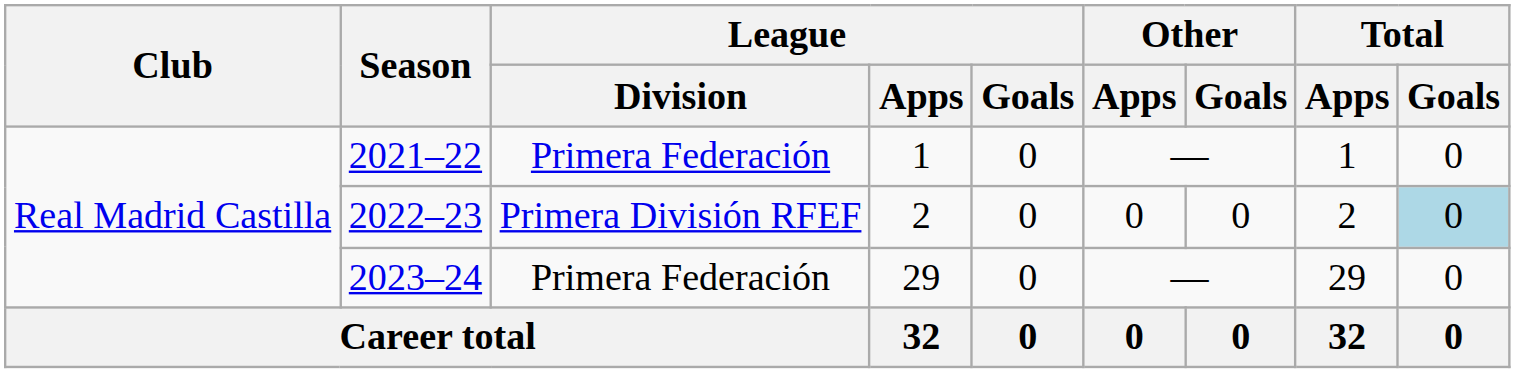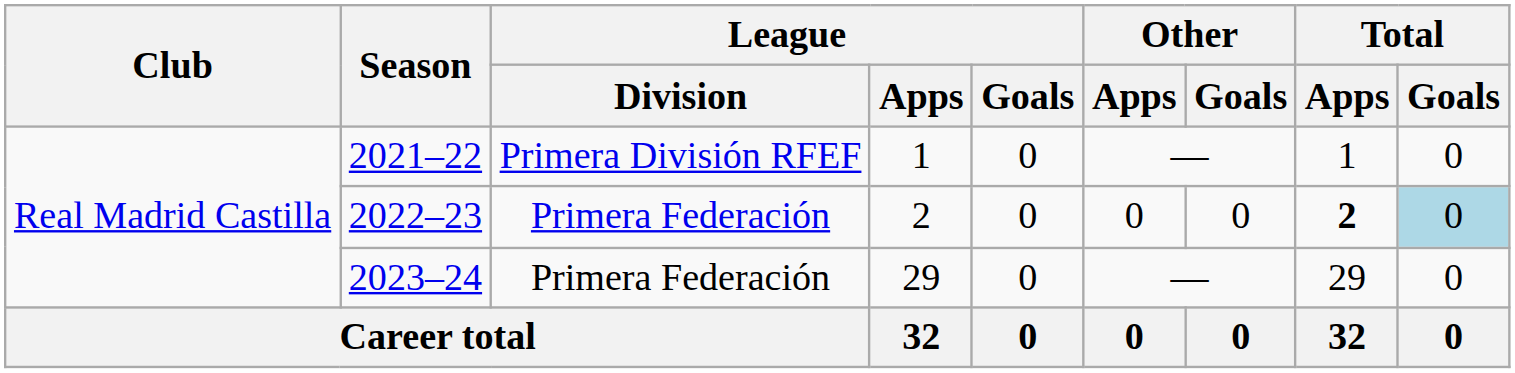(681, 155) Primera Federación -> (681, 155) Primera División RFEF
(681, 215) Primera División RFEF -> (681, 215) Primera Federación
(1347, 215) normal -> (1347, 215) bold
